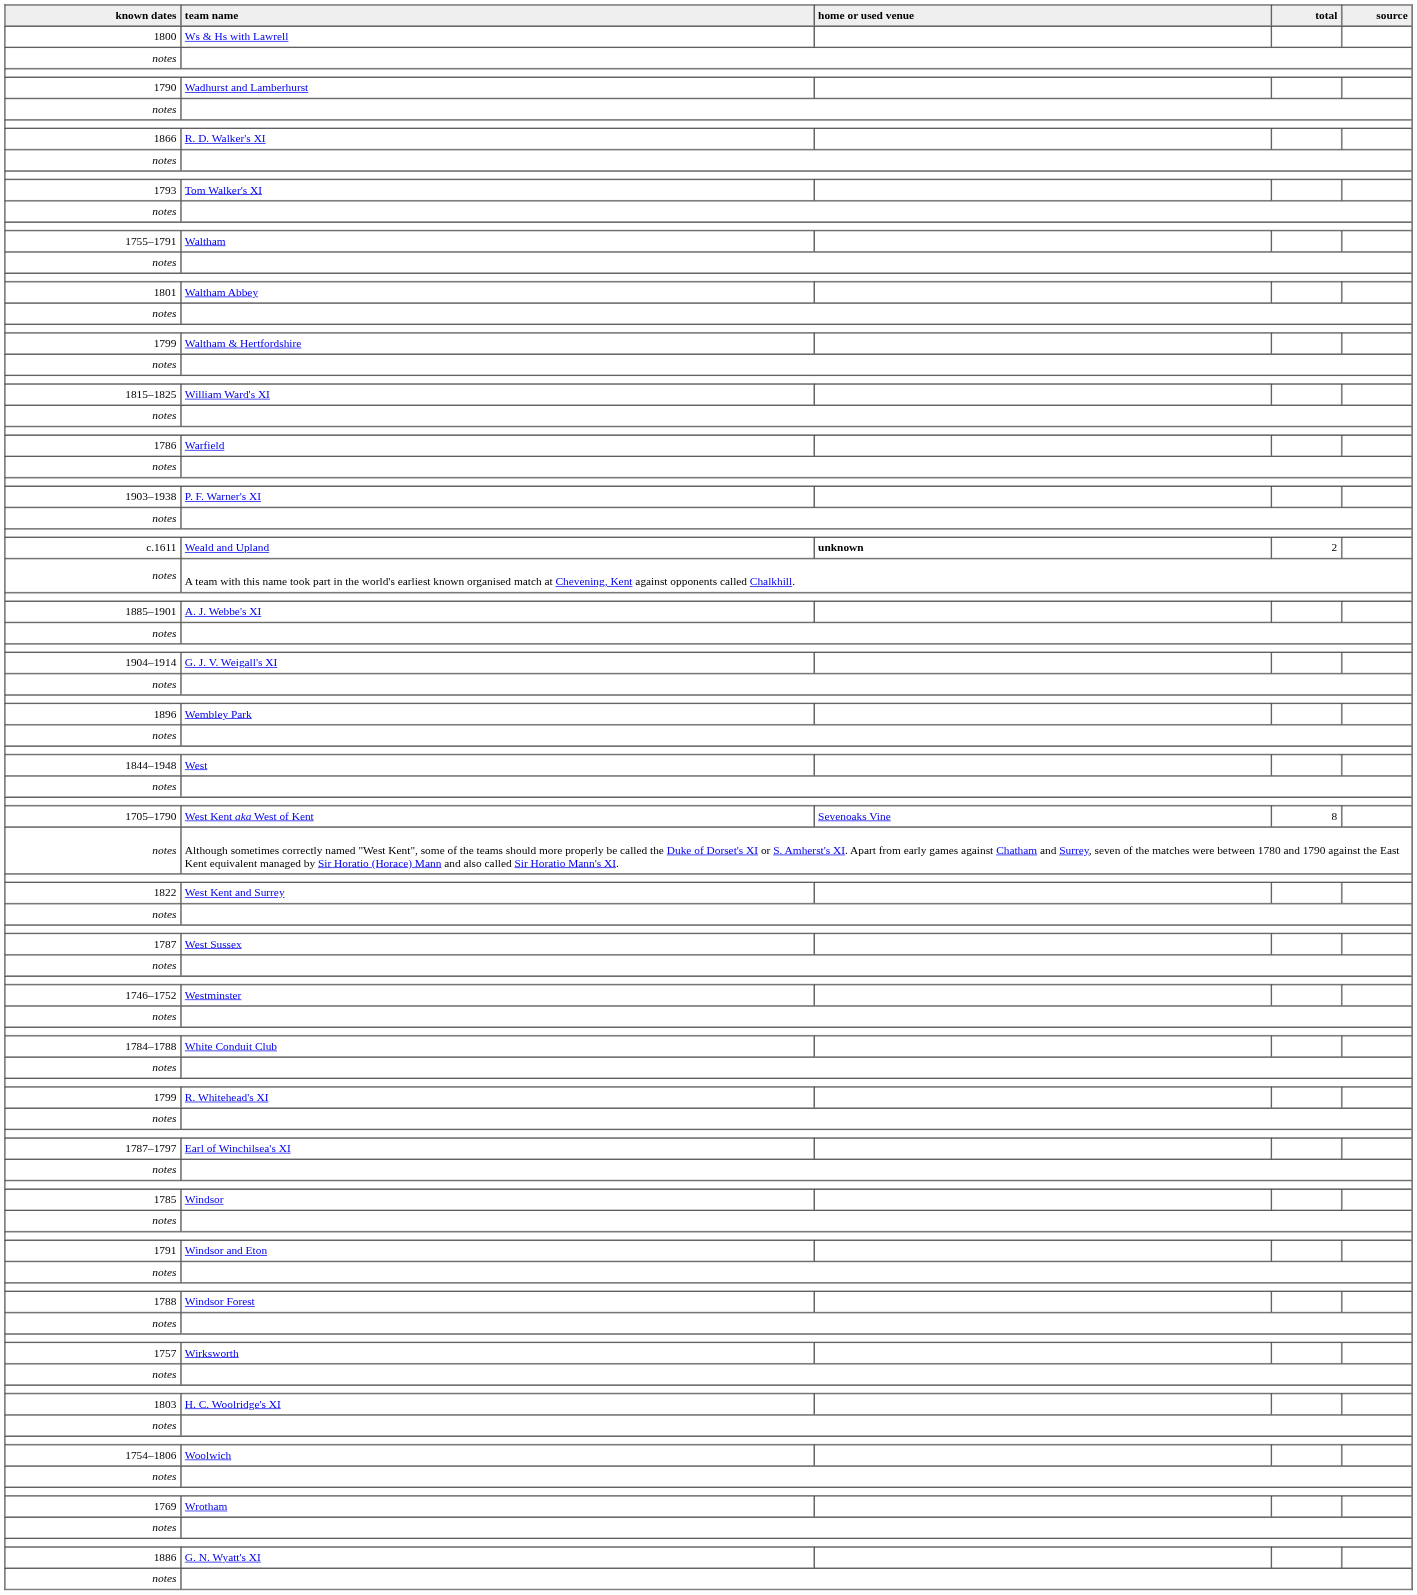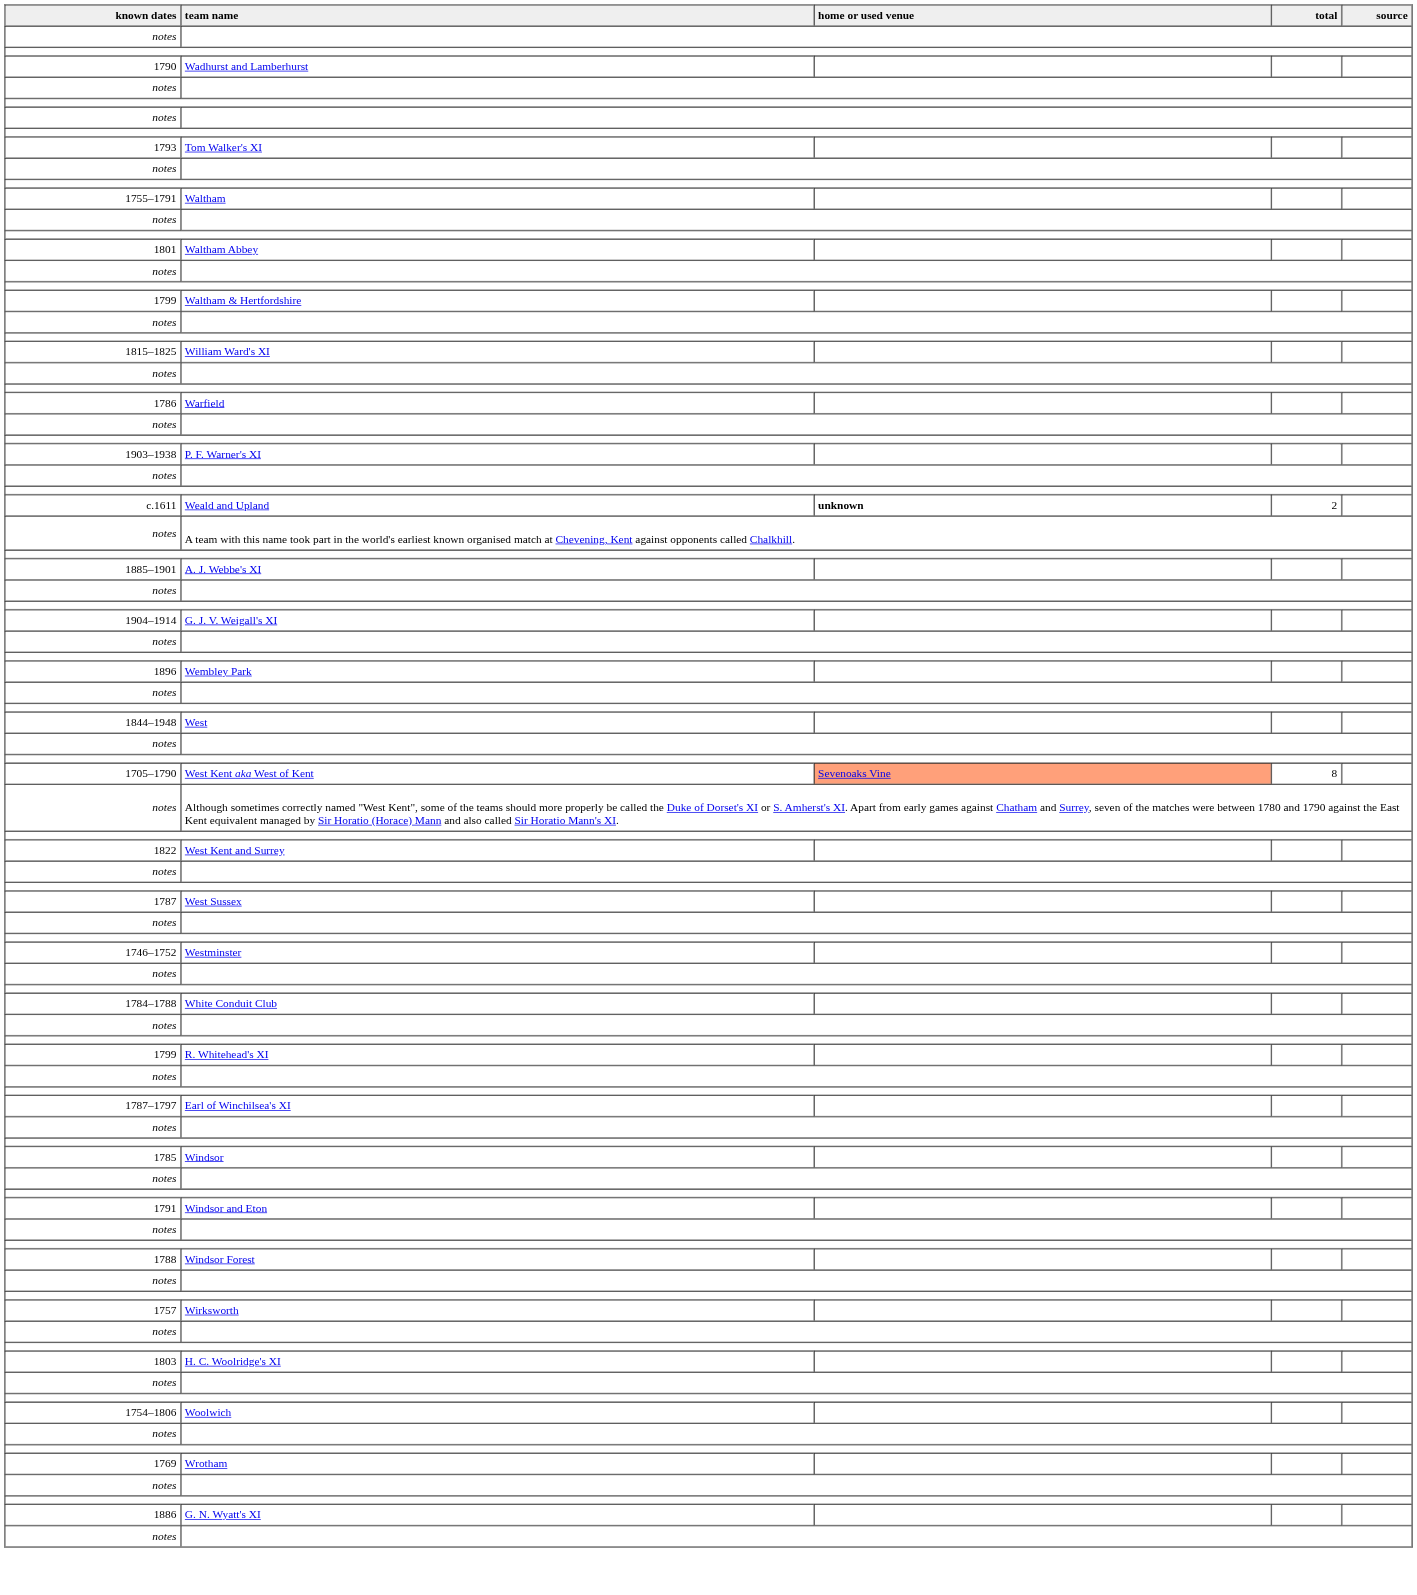- row: (165, 36)
- row: (165, 139)
(854, 816) no background -> (854, 773) lightsalmon background
